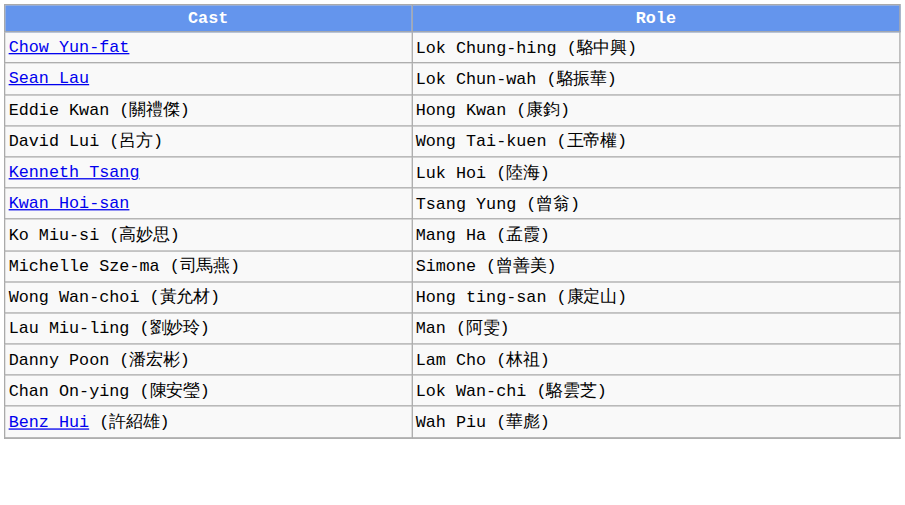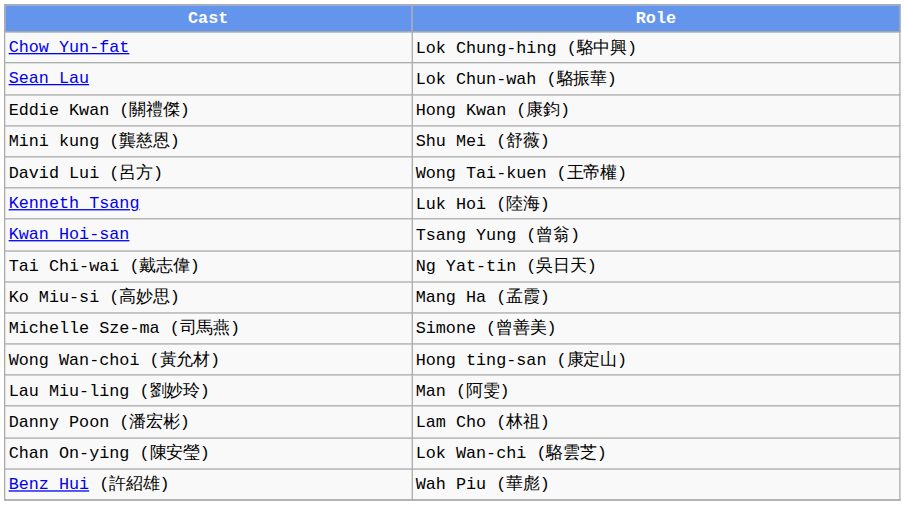+ row: (94, 142)
+ row: (104, 267)
